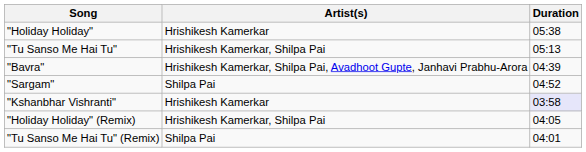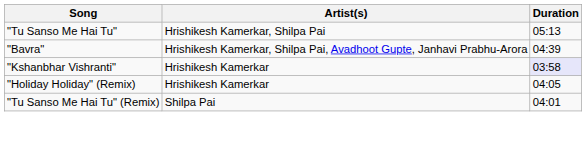- row: (50, 31)
- row: (31, 85)
(245, 120) Hrishikesh Kamerkar, Shilpa Pai -> (217, 85) Hrishikesh Kamerkar
